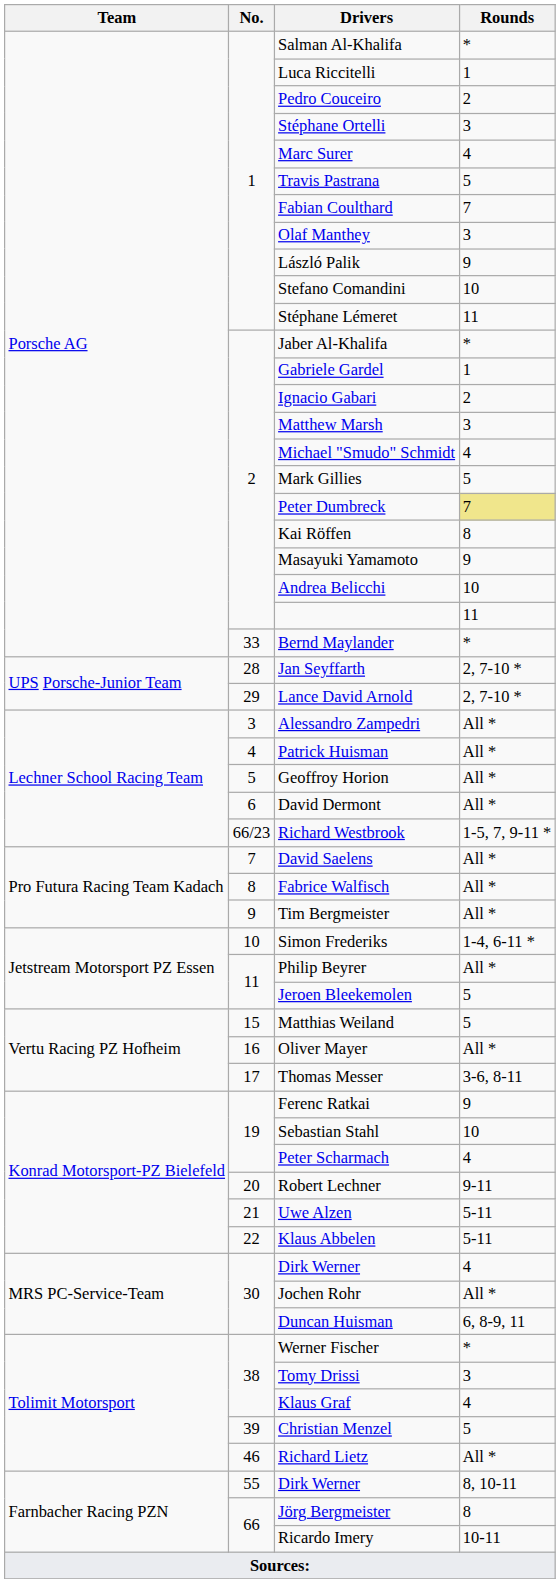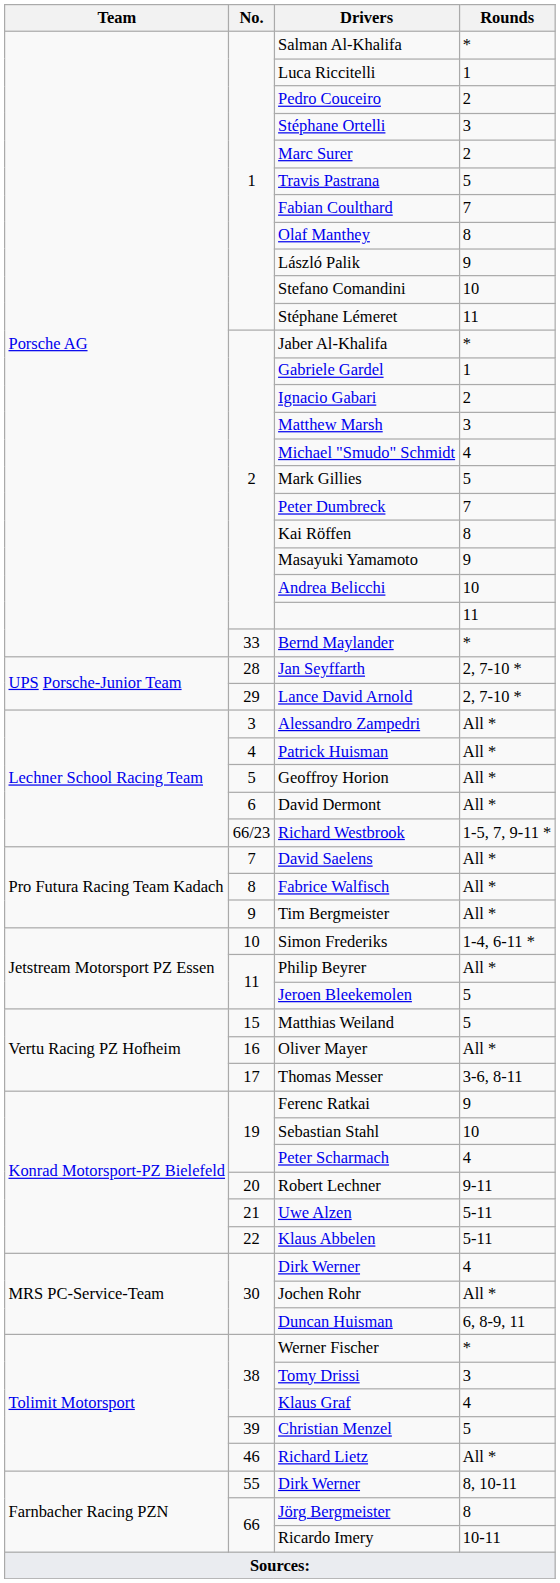(467, 153) 4 -> (467, 153) 2
(467, 234) 3 -> (467, 234) 8
(467, 506) khaki background -> (467, 506) no background
